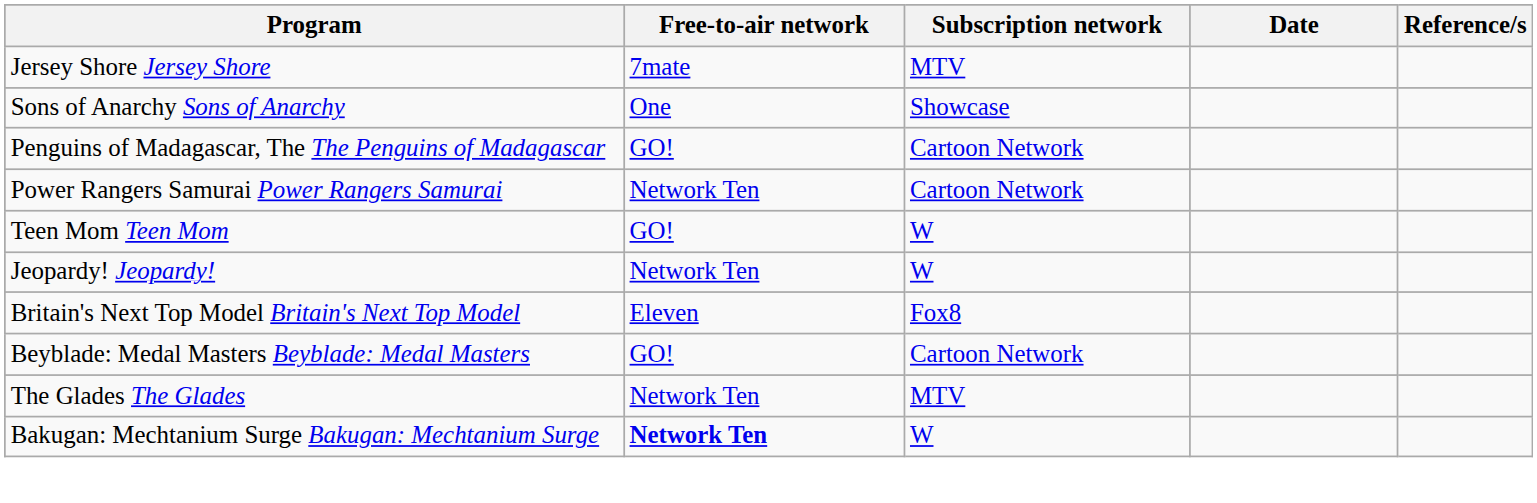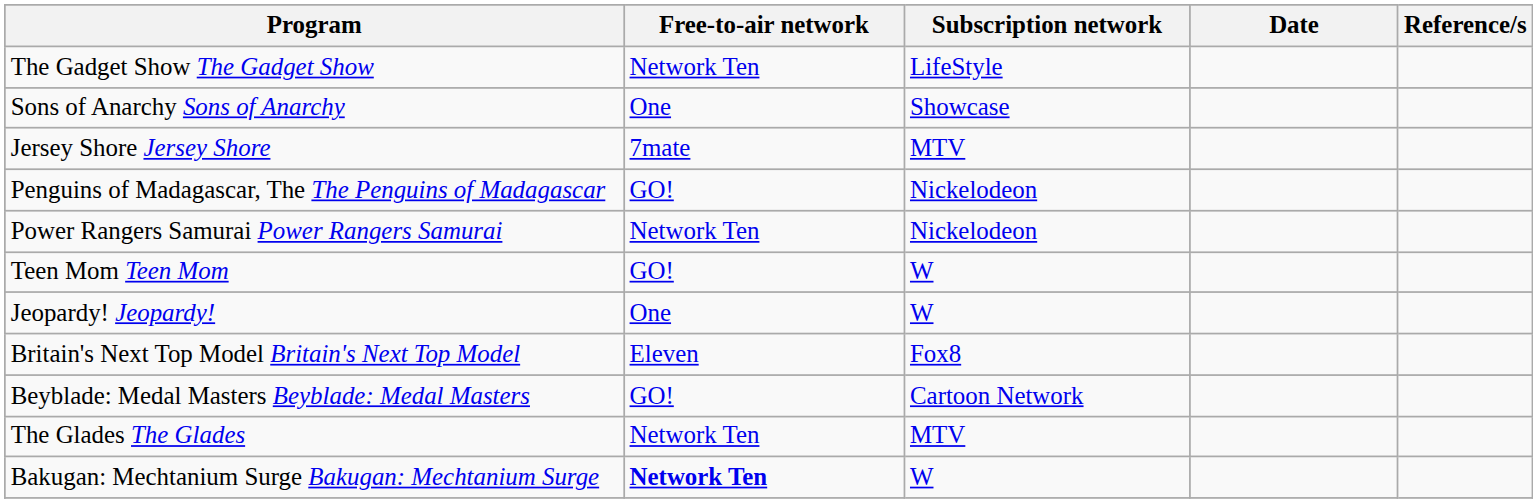+ row: (192, 66)
rows swapped: (141, 66) <-> (178, 107)
(997, 148) Cartoon Network -> (974, 189) Nickelodeon
(997, 189) Cartoon Network -> (974, 230) Nickelodeon
(694, 271) Network Ten -> (650, 313) One
